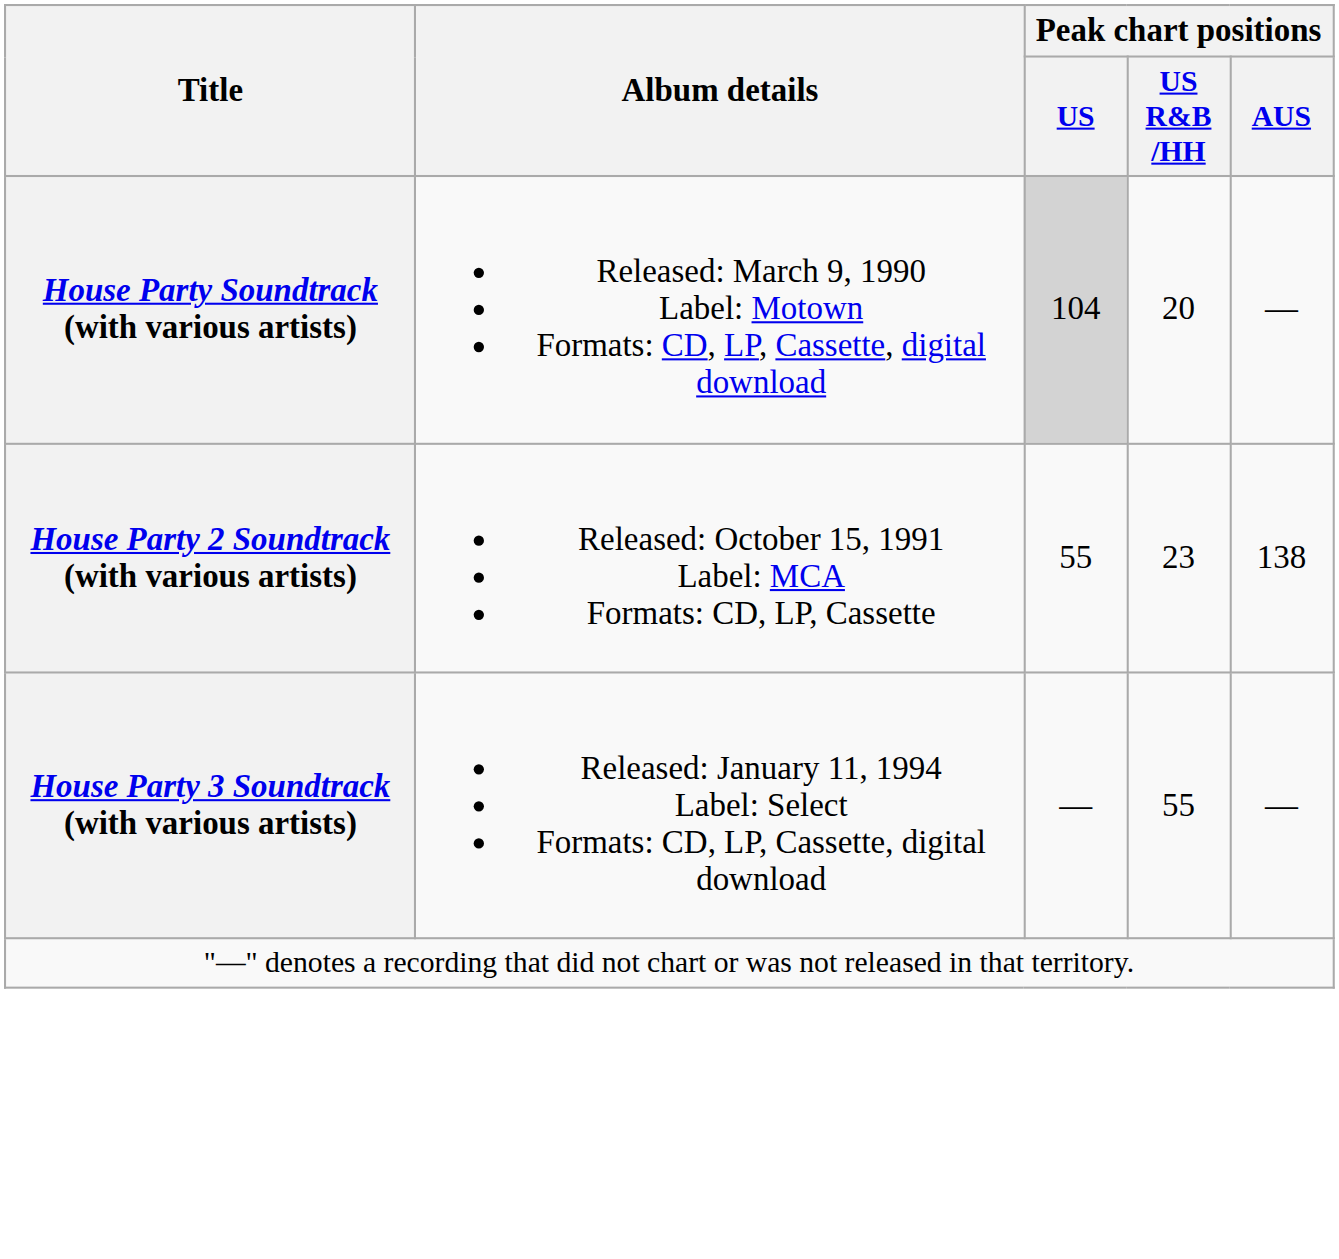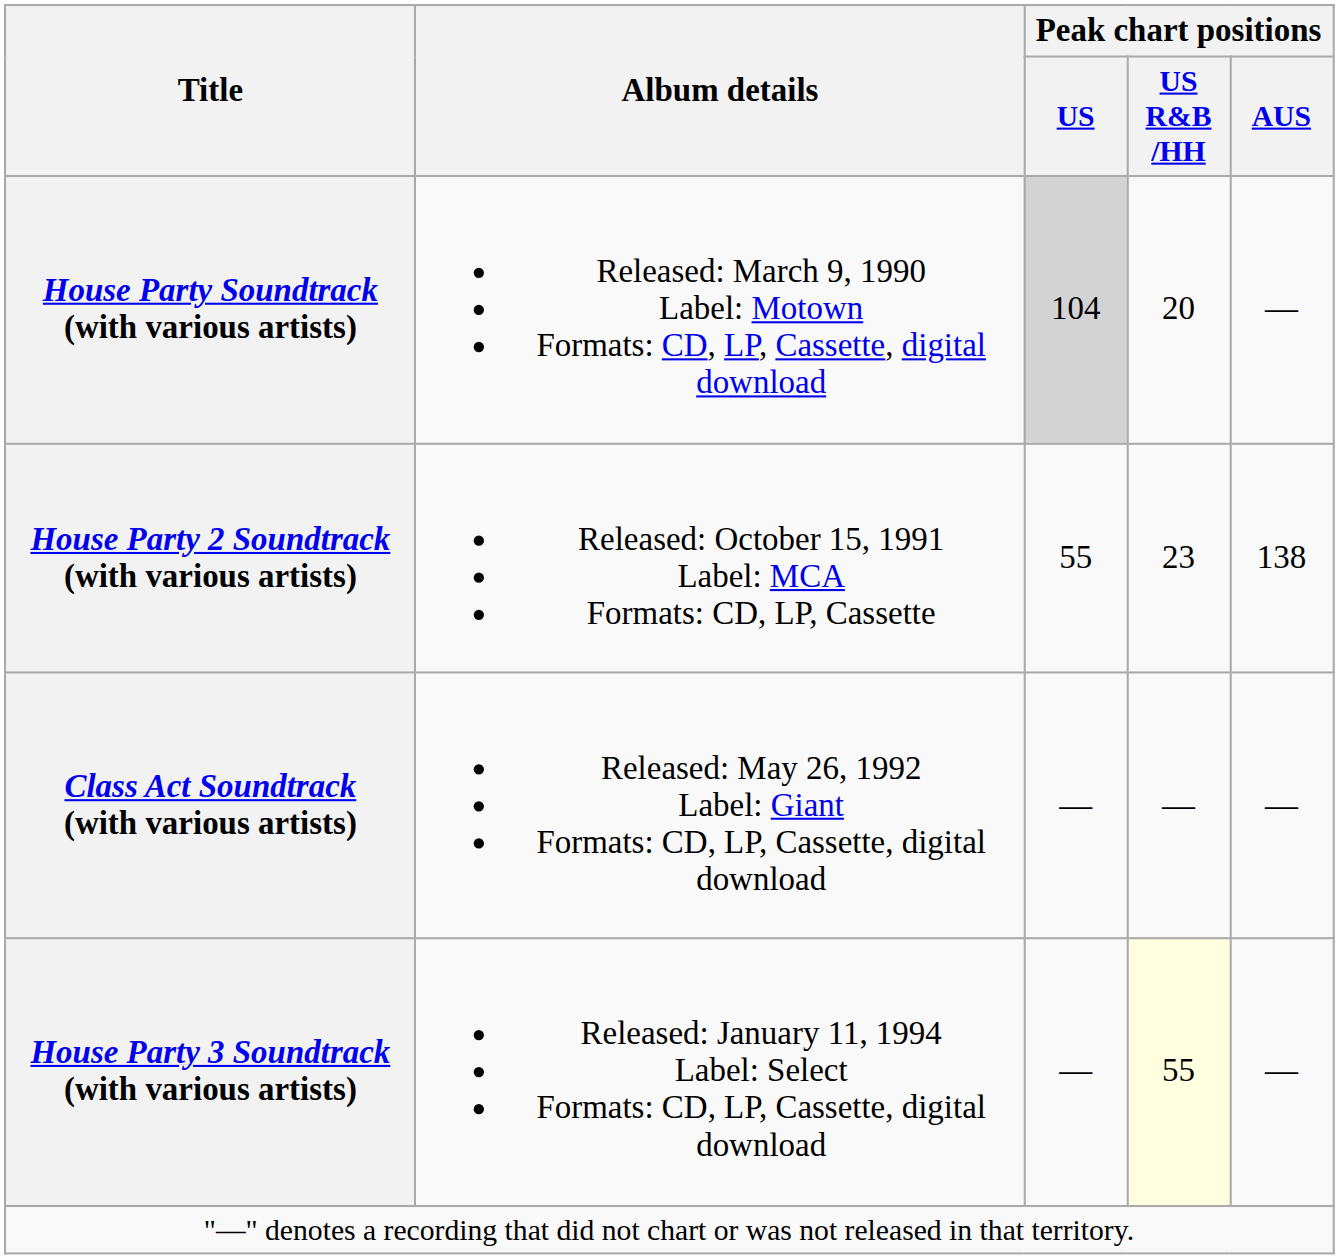+ row: (210, 804)
(1179, 804) no background -> (1179, 1071) lightyellow background
